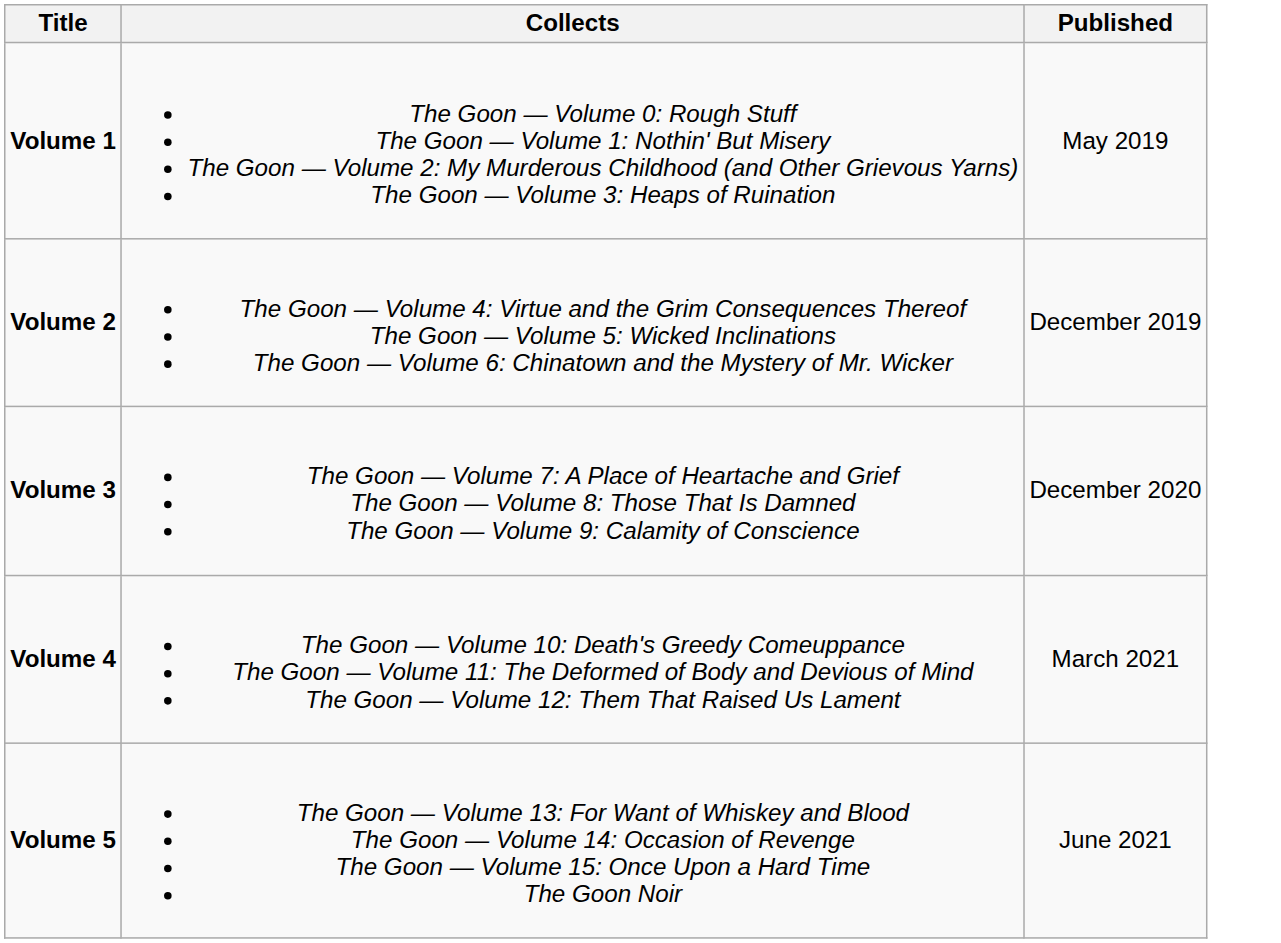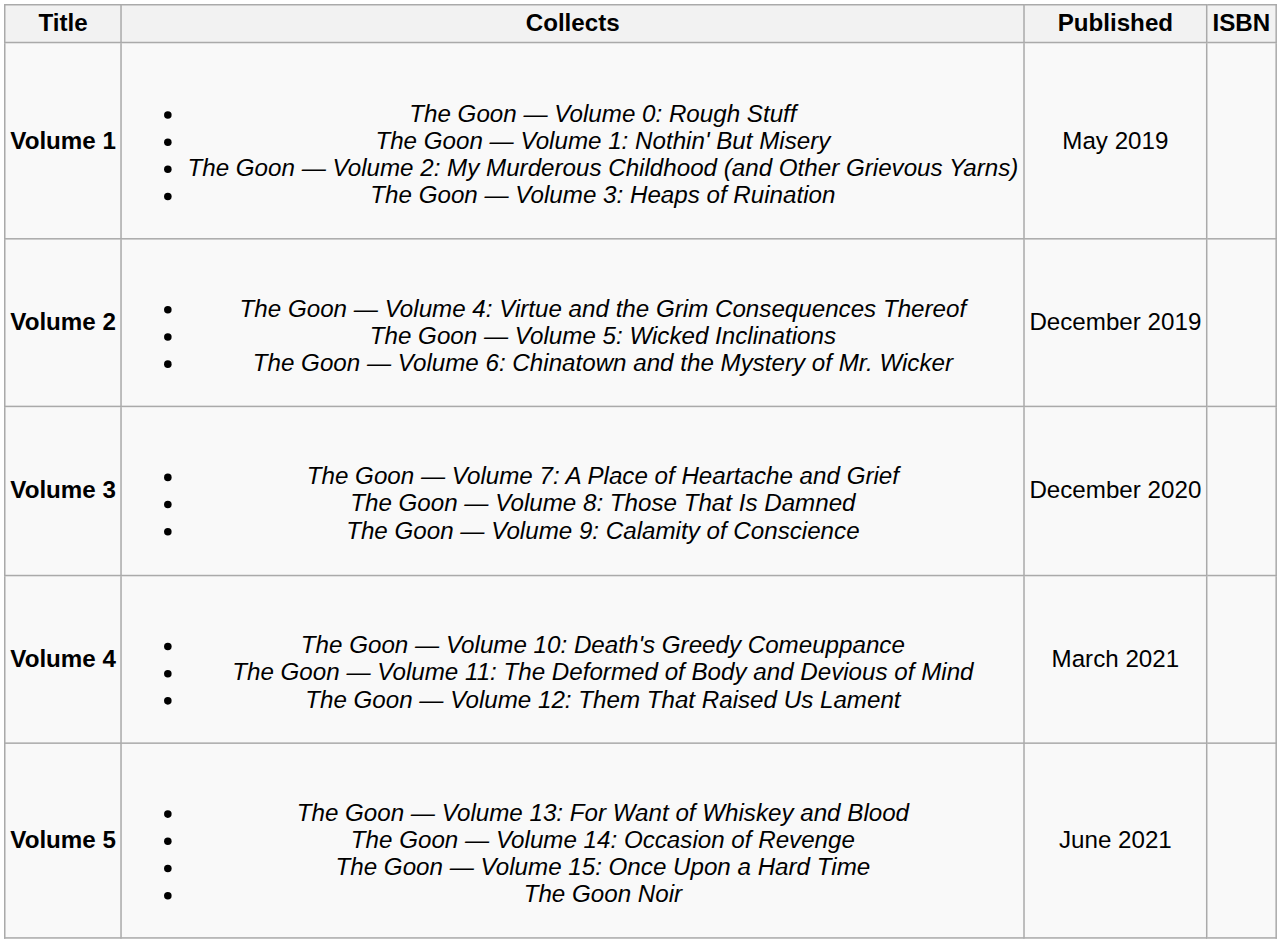+ column: (1241, 23)
